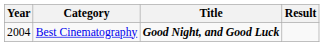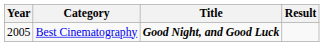(19, 32) 2004 -> (19, 32) 2005
